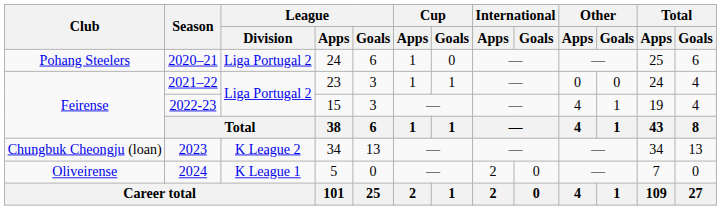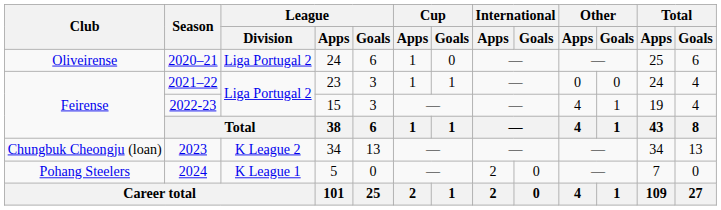(85, 60) Pohang Steelers -> (85, 60) Oliveirense
(85, 171) Oliveirense -> (85, 171) Pohang Steelers
